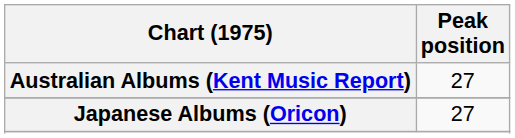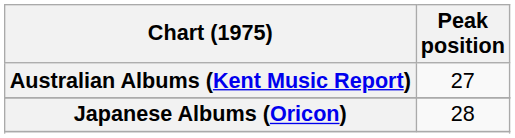(463, 114) 27 -> (463, 114) 28
